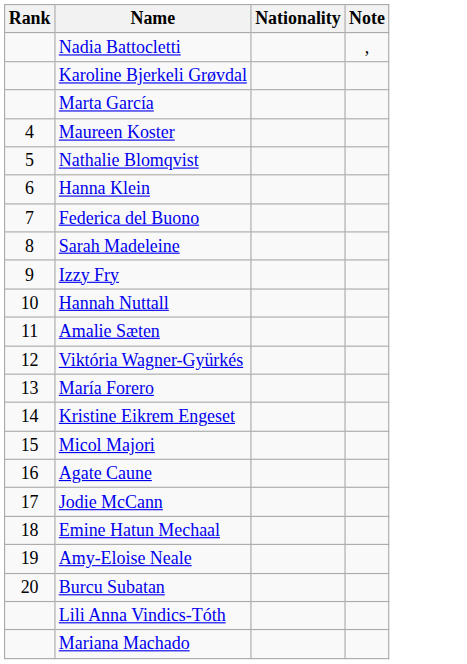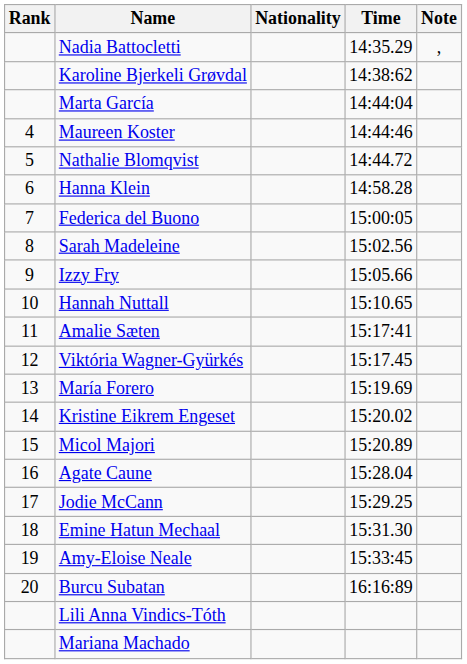+ column: (381, 18)
